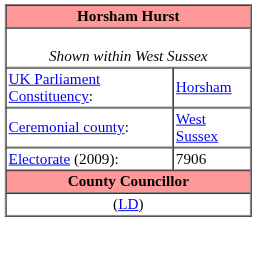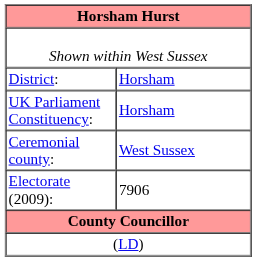+ row: (34, 79)
